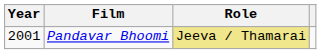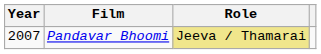(24, 38) 2001 -> (24, 38) 2007
